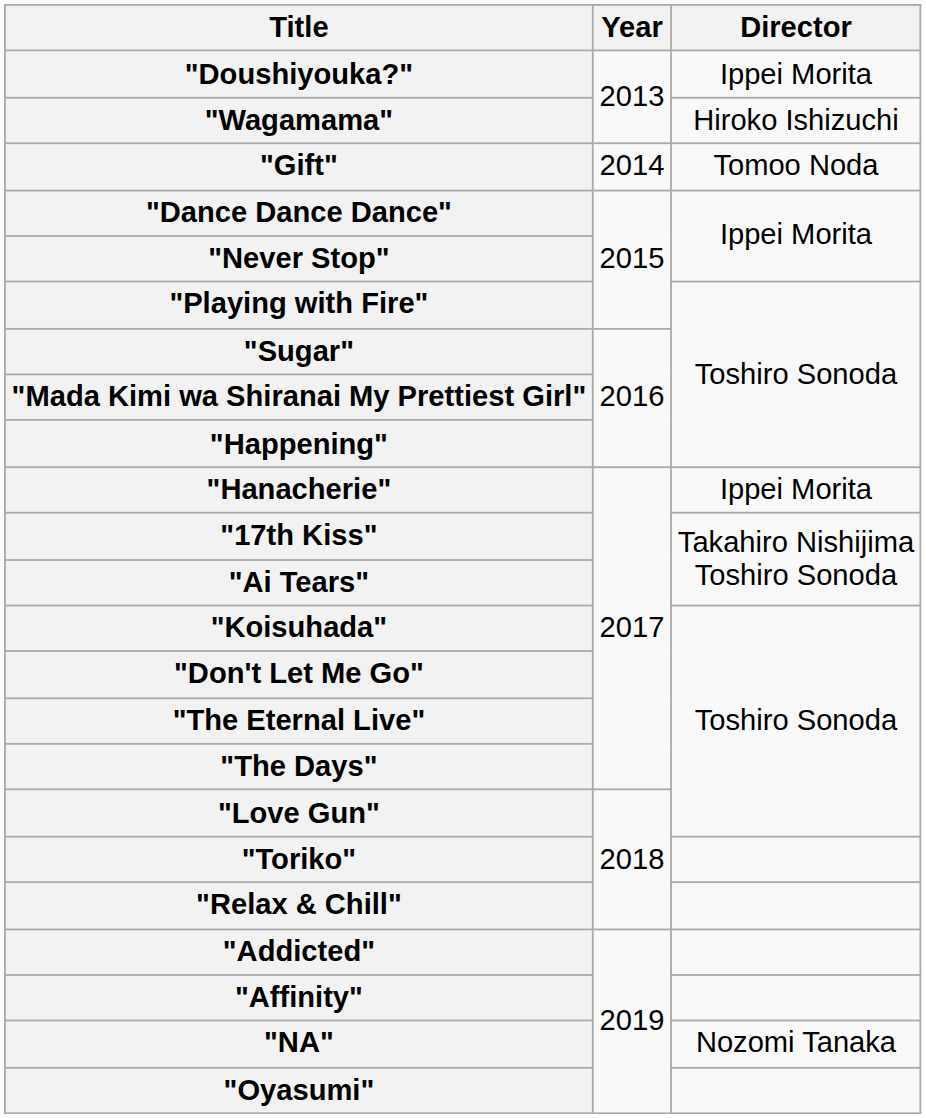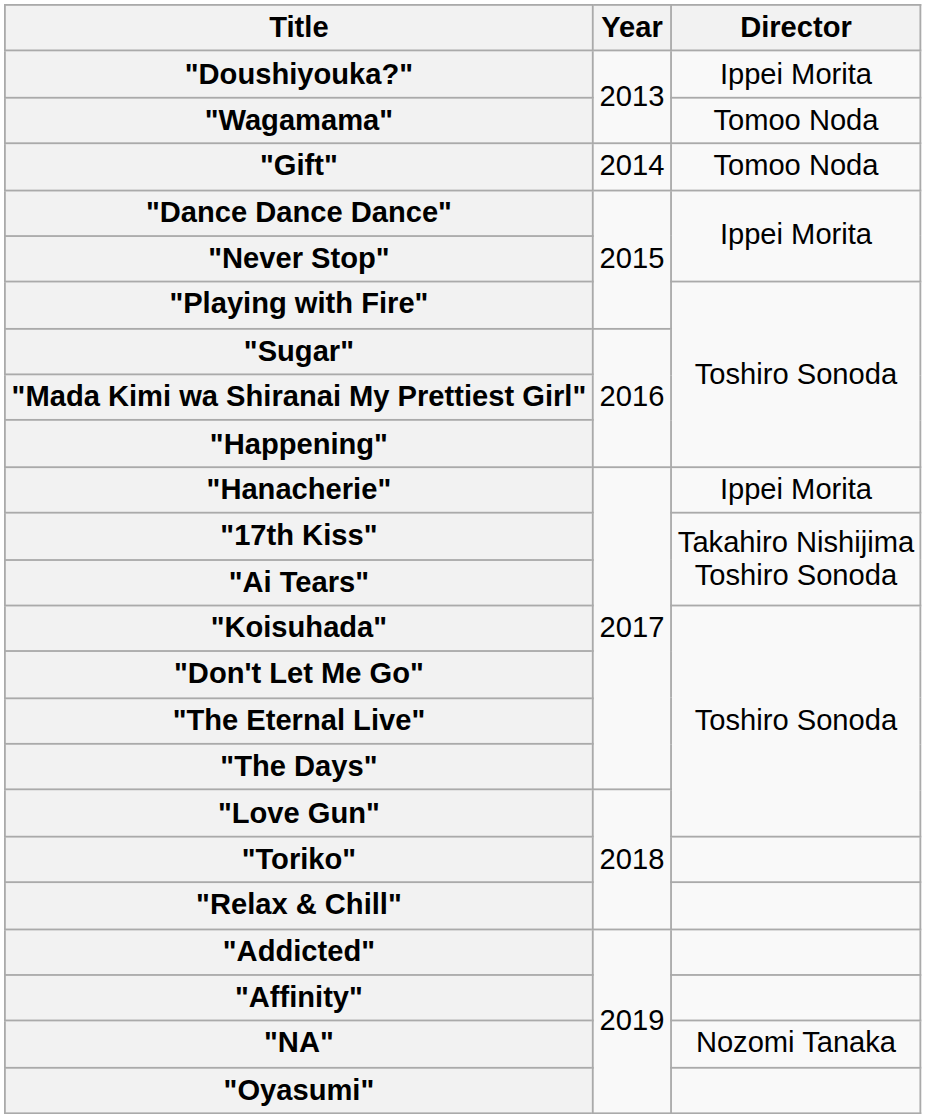(796, 119) Hiroko Ishizuchi -> (796, 119) Tomoo Noda
